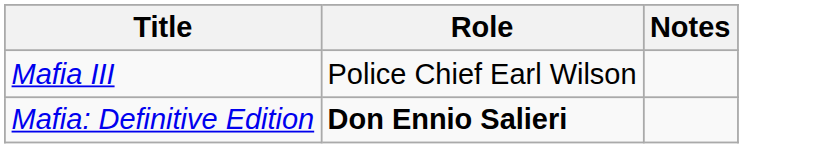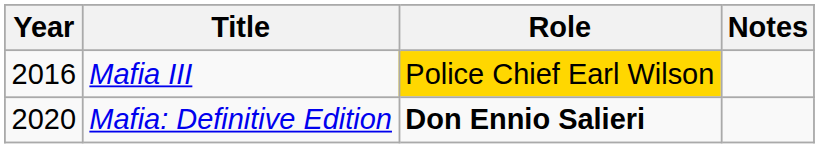+ column: (44, 27)
(482, 73) no background -> (560, 73) gold background
